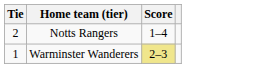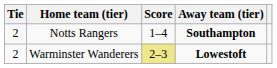+ column: (221, 13)
(15, 53) 1 -> (15, 53) 2
